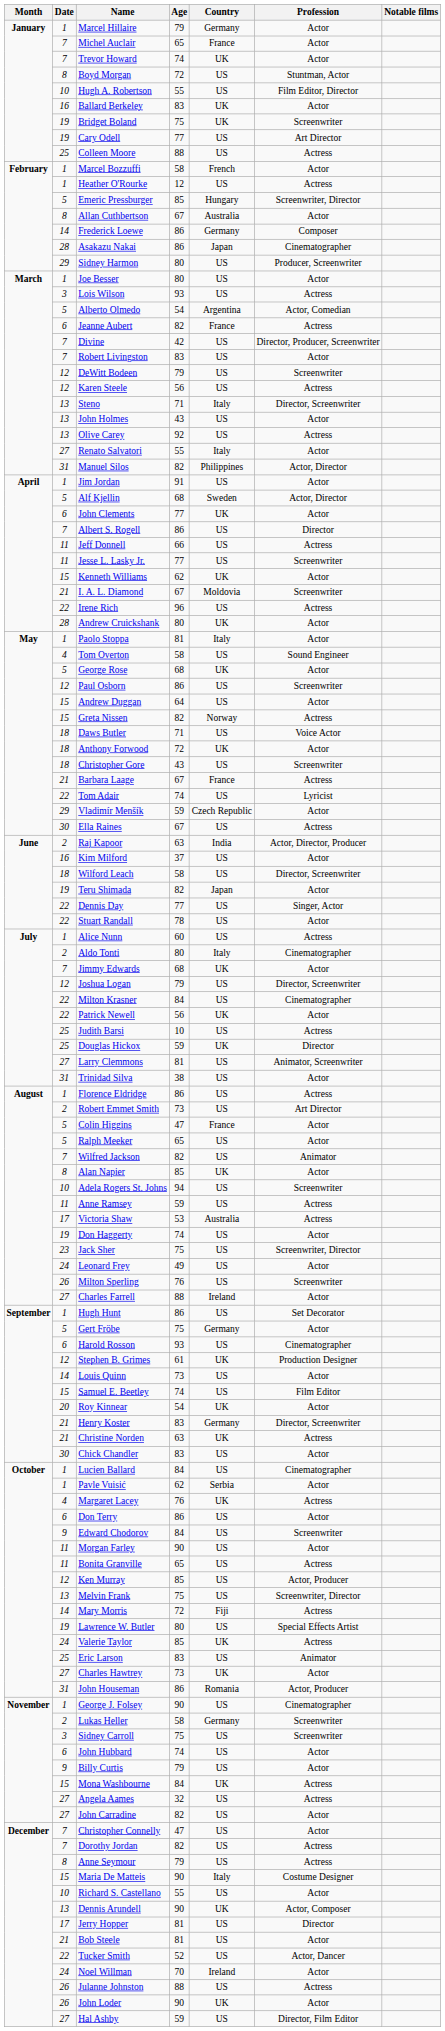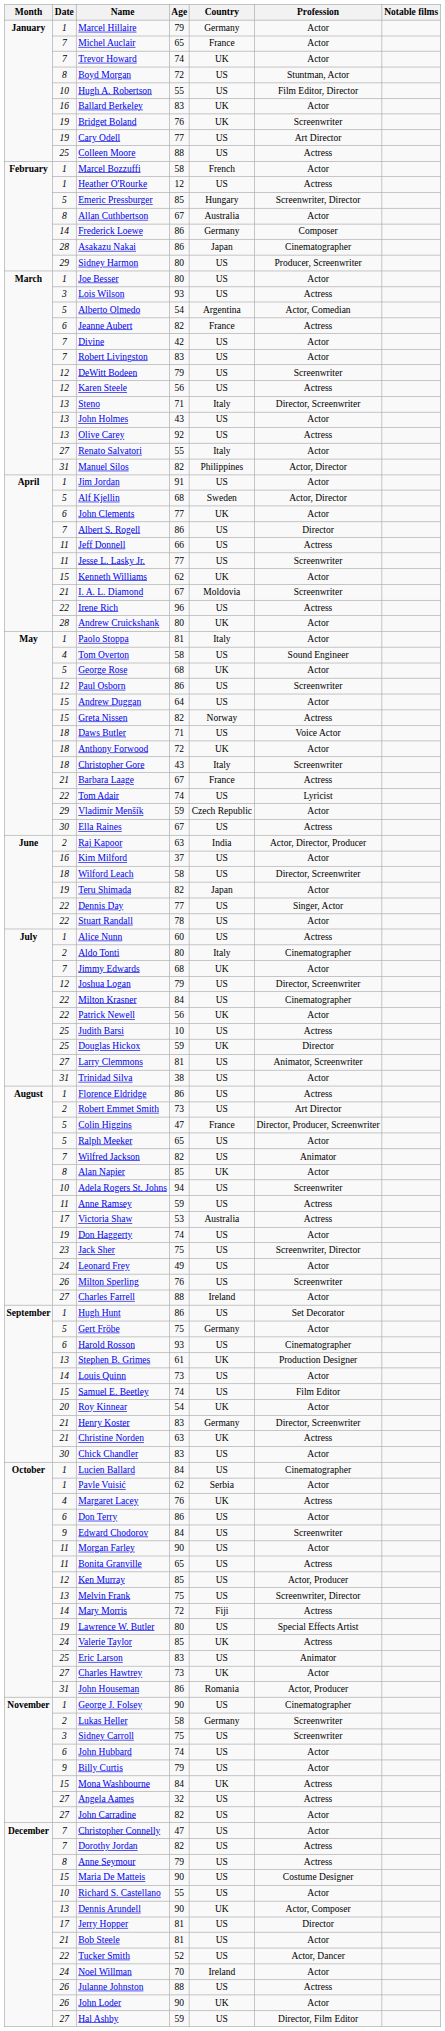(179, 122) 75 -> (179, 122) 76
(318, 341) Director, Producer, Screenwriter -> (318, 341) Actor
(222, 765) US -> (222, 765) Italy
(318, 1125) Actor -> (318, 1125) Director, Producer, Screenwriter
(64, 1360) 12 -> (64, 1360) 13
(222, 1878) Italy -> (222, 1878) US
